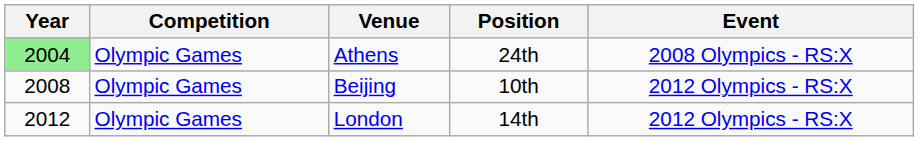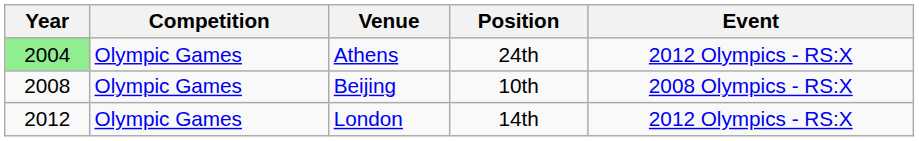(751, 54) 2008 Olympics - RS:X -> (751, 54) 2012 Olympics - RS:X
(751, 87) 2012 Olympics - RS:X -> (751, 87) 2008 Olympics - RS:X
